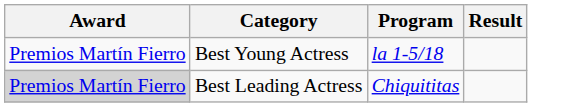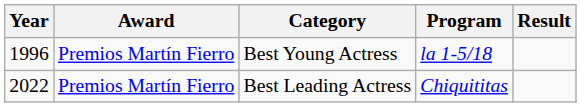+ column: (29, 21)
(97, 86) lightgrey background -> (146, 86) no background
